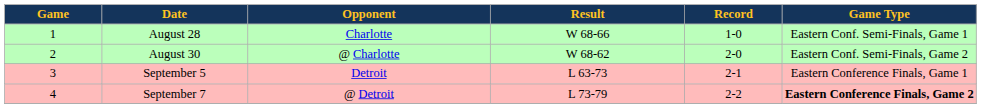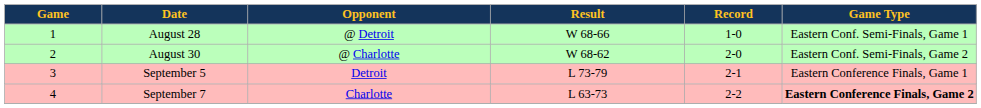(369, 34) Charlotte -> (369, 34) @ Detroit
(588, 73) L 63-73 -> (588, 73) L 73-79
(369, 93) @ Detroit -> (369, 93) Charlotte
(588, 93) L 73-79 -> (588, 93) L 63-73
